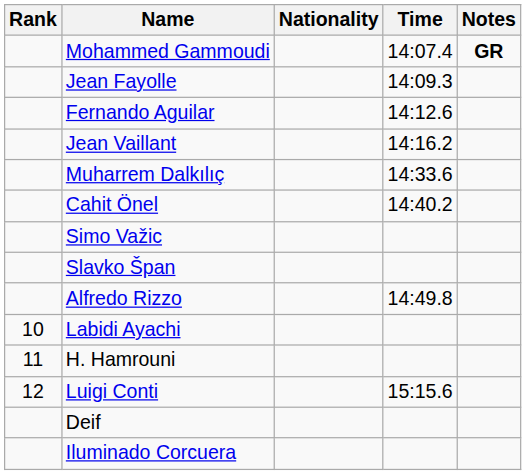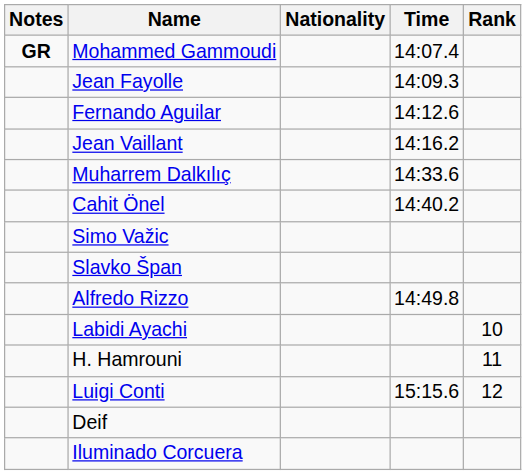columns swapped: (33, 19) <-> (489, 19)
